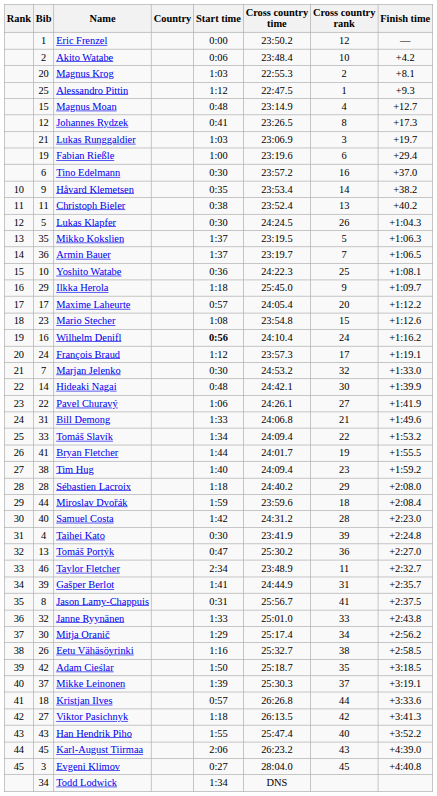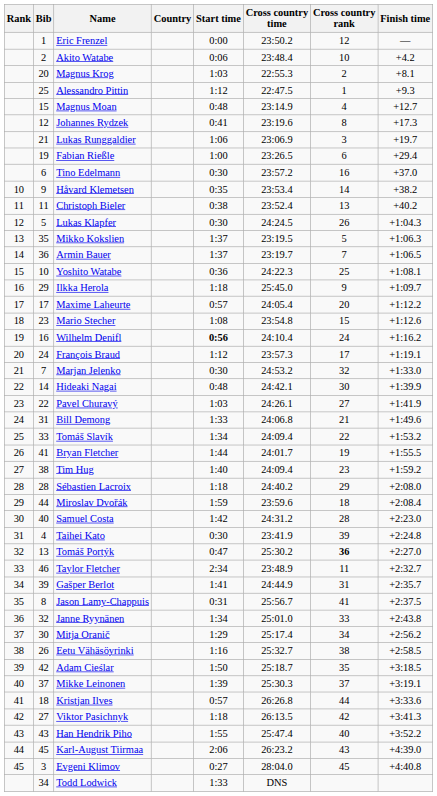(277, 123) 23:26.5 -> (277, 123) 23:19.6
(218, 139) 1:03 -> (218, 139) 1:06
(277, 156) 23:19.6 -> (277, 156) 23:26.5
(218, 403) 1:06 -> (218, 403) 1:03
(344, 552) normal -> (344, 552) bold
(218, 618) 1:33 -> (218, 618) 1:34
(218, 783) 1:34 -> (218, 783) 1:33
